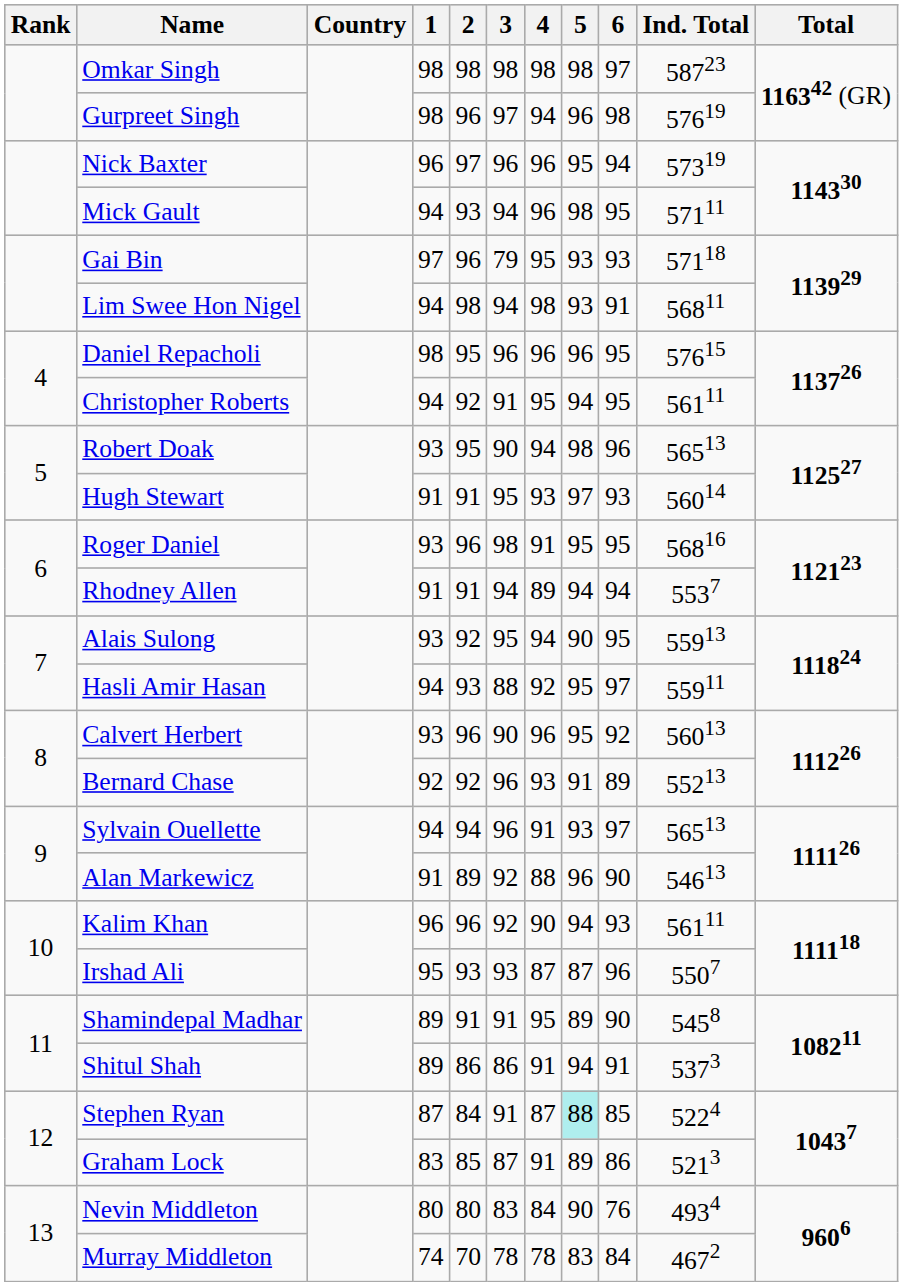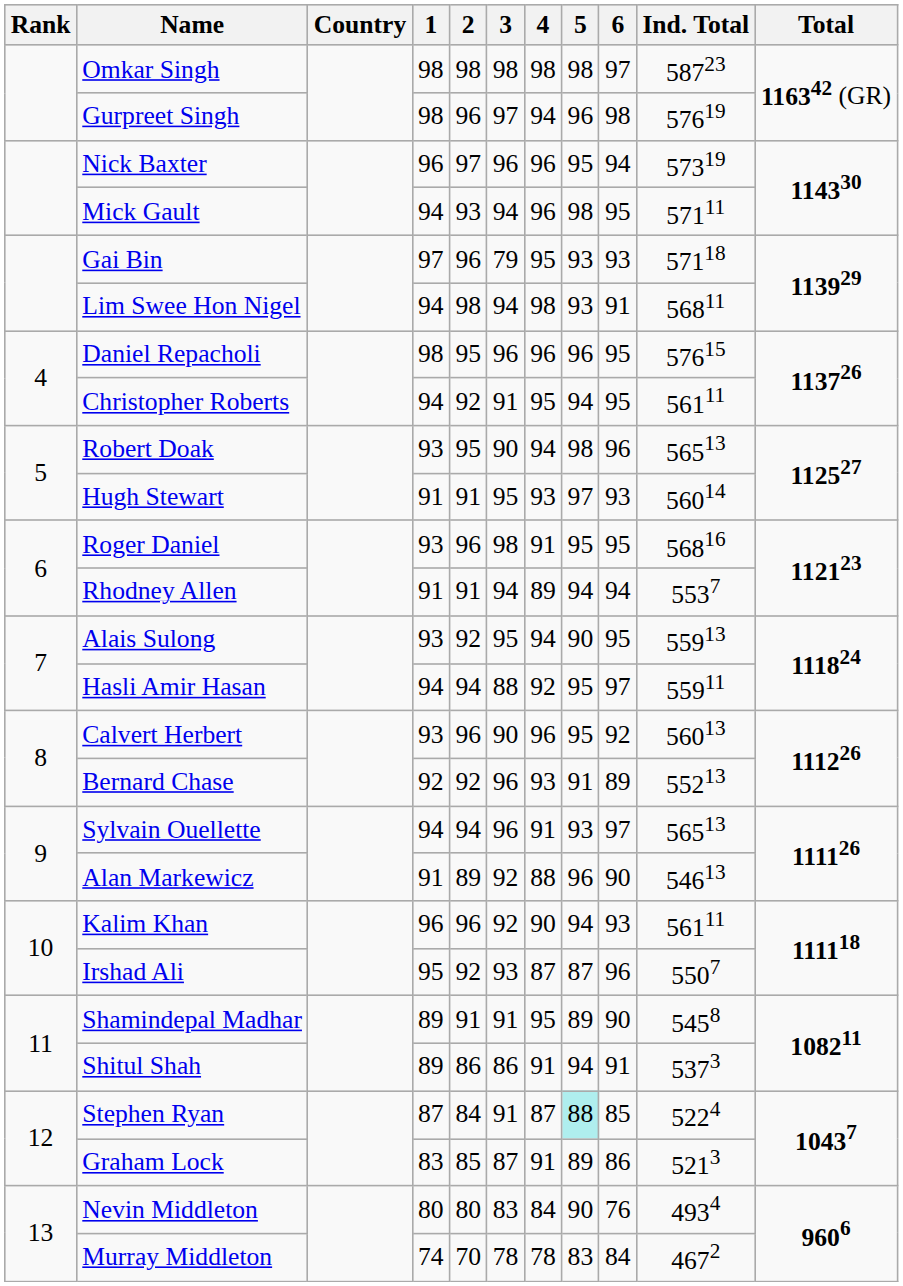(468, 686) 93 -> (468, 686) 94
(468, 971) 93 -> (468, 971) 92
